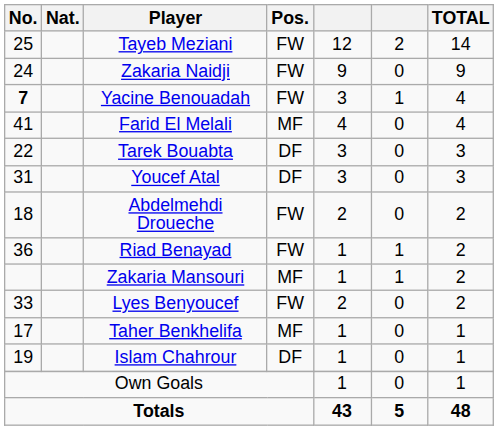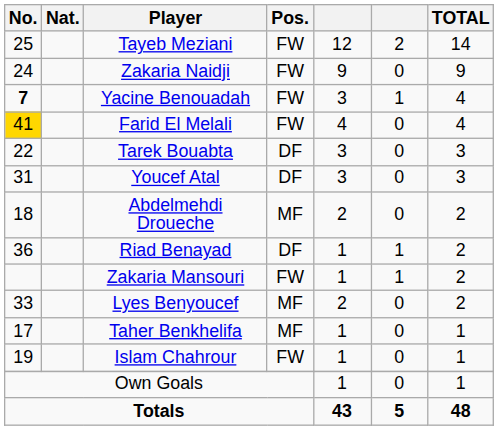(23, 124) no background -> (23, 124) gold background
(290, 124) MF -> (290, 124) FW
(290, 214) FW -> (290, 214) MF
(290, 250) FW -> (290, 250) DF
(290, 276) MF -> (290, 276) FW
(290, 303) FW -> (290, 303) MF
(290, 357) DF -> (290, 357) FW
